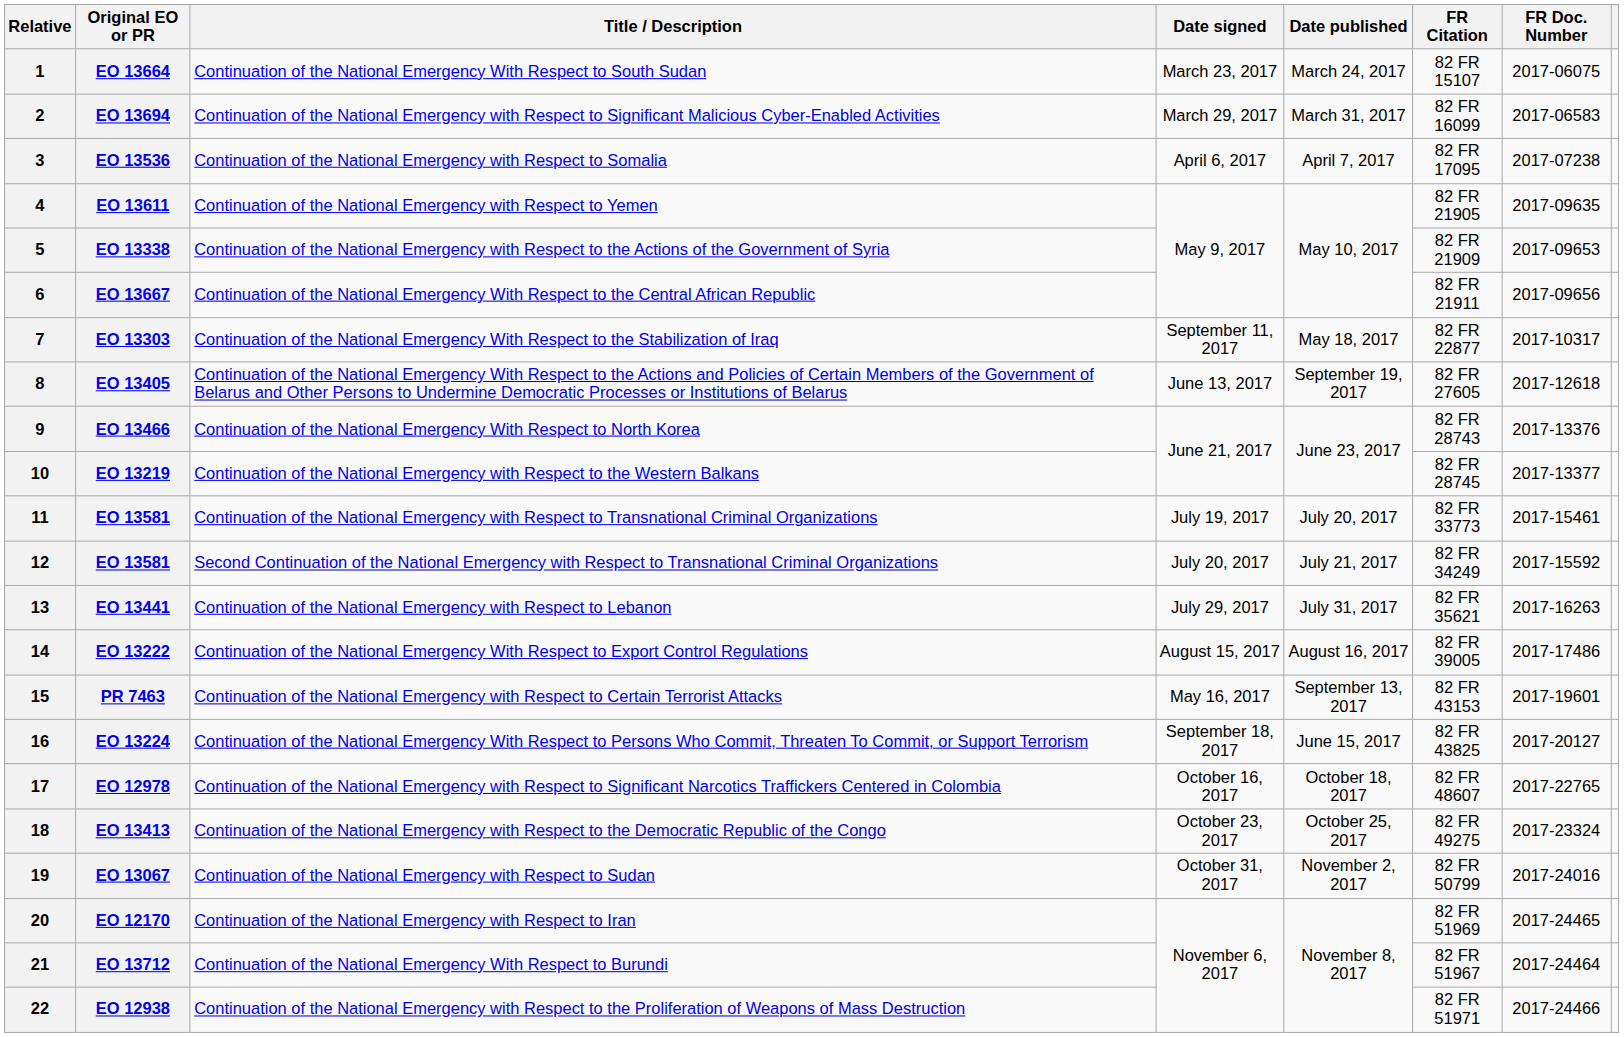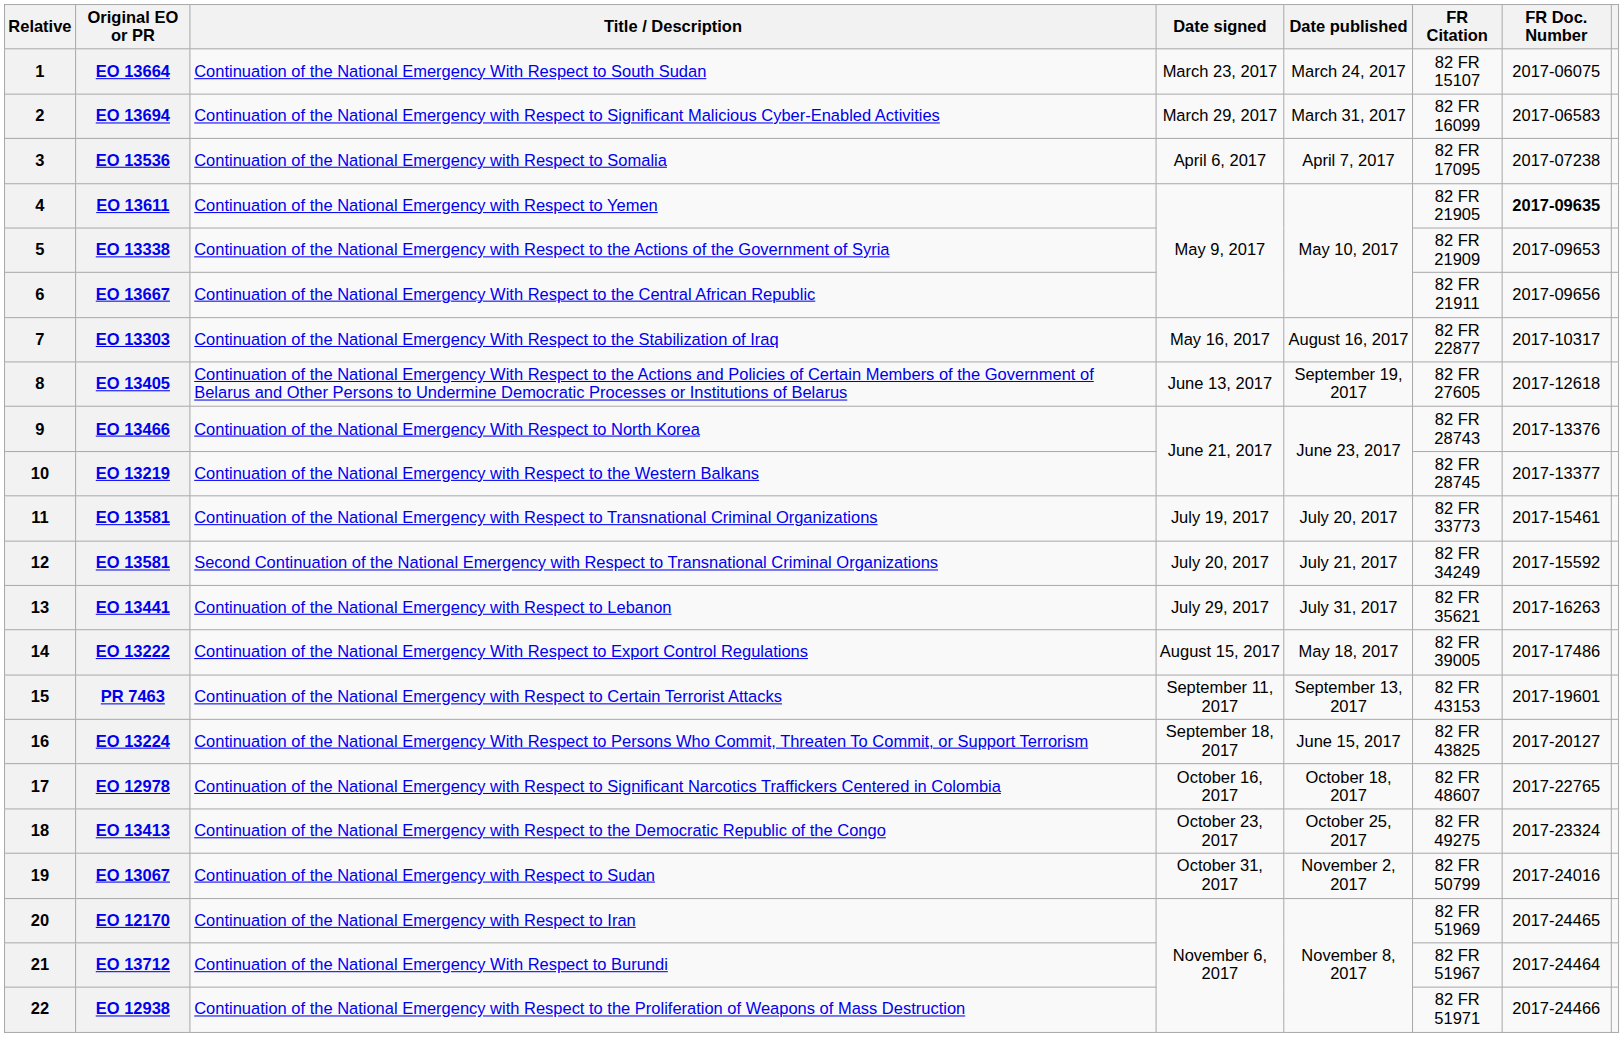(1556, 205) normal -> (1556, 205) bold
(1220, 339) September 11, 2017 -> (1220, 339) May 16, 2017
(1349, 339) May 18, 2017 -> (1349, 339) August 16, 2017
(1349, 652) August 16, 2017 -> (1349, 652) May 18, 2017
(1220, 696) May 16, 2017 -> (1220, 696) September 11, 2017
